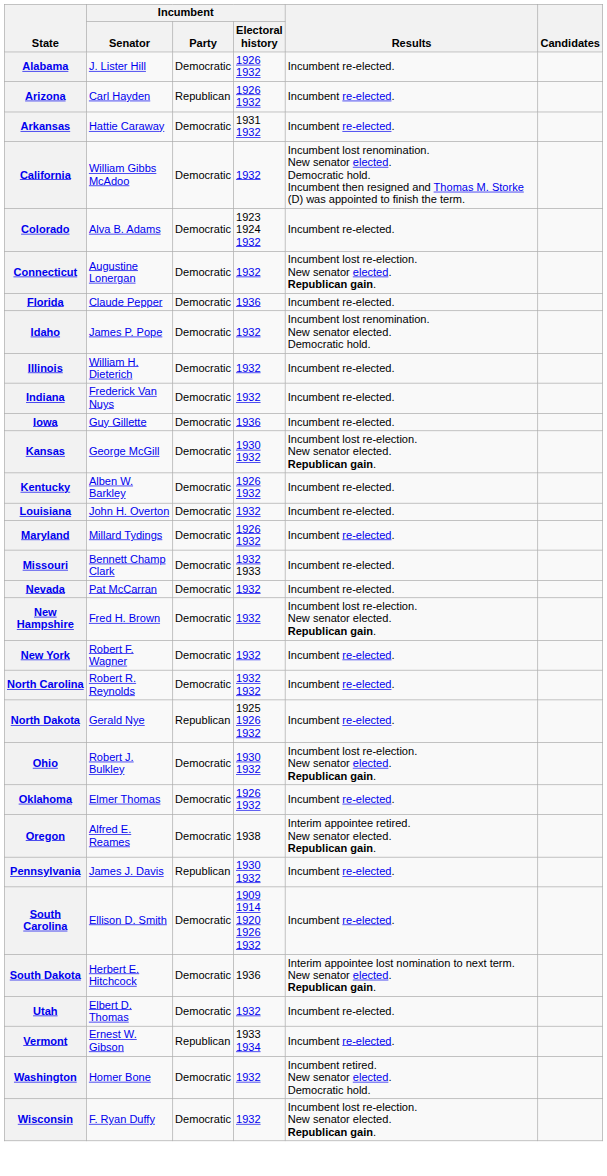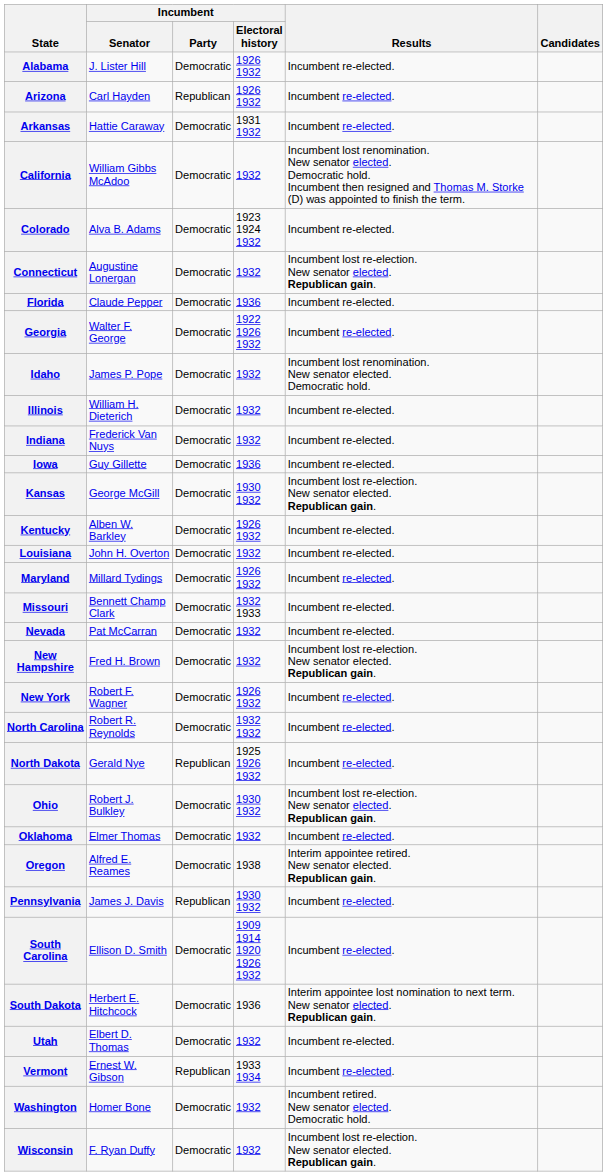+ row: (45, 332)
(248, 655) 1932 -> (248, 697) 1926 1932
(248, 799) 1926 1932 -> (248, 835) 1932
